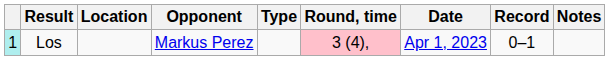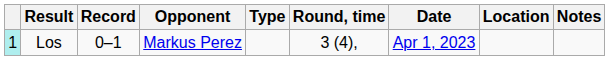columns swapped: (522, 17) <-> (114, 17)
(351, 42) pink background -> (339, 42) no background
